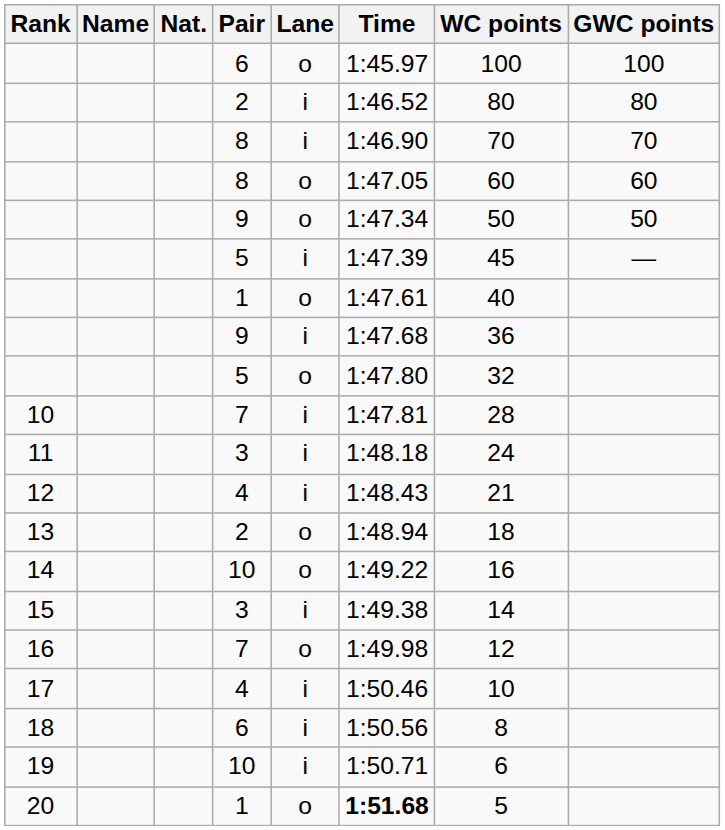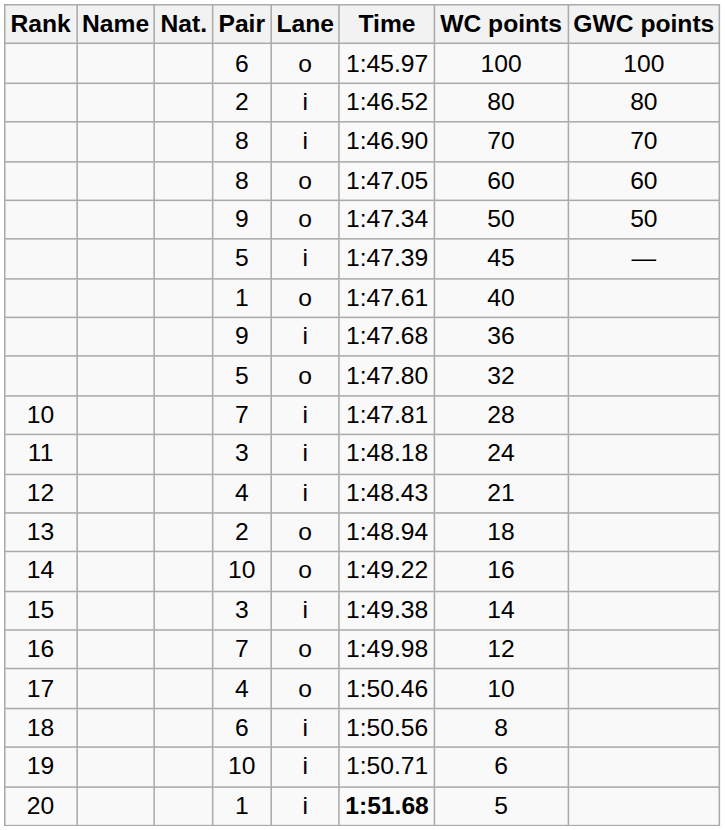(305, 688) i -> (305, 688) o
(305, 805) o -> (305, 805) i
